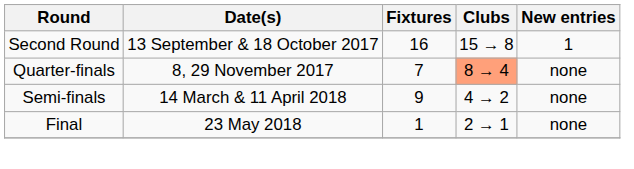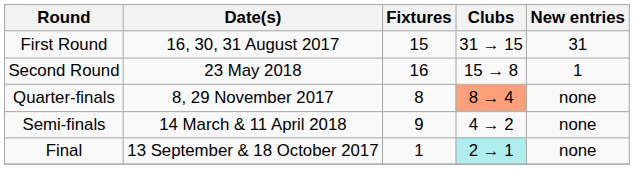+ row: (64, 44)
(253, 44) 13 September & 18 October 2017 -> (253, 71) 23 May 2018
(419, 71) 7 -> (419, 97) 8
(253, 124) 23 May 2018 -> (253, 151) 13 September & 18 October 2017
(486, 124) no background -> (491, 151) paleturquoise background
